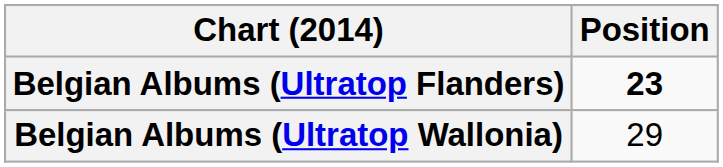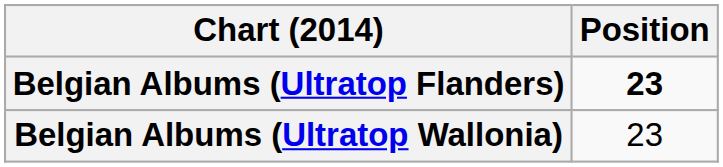(645, 135) 29 -> (645, 135) 23
